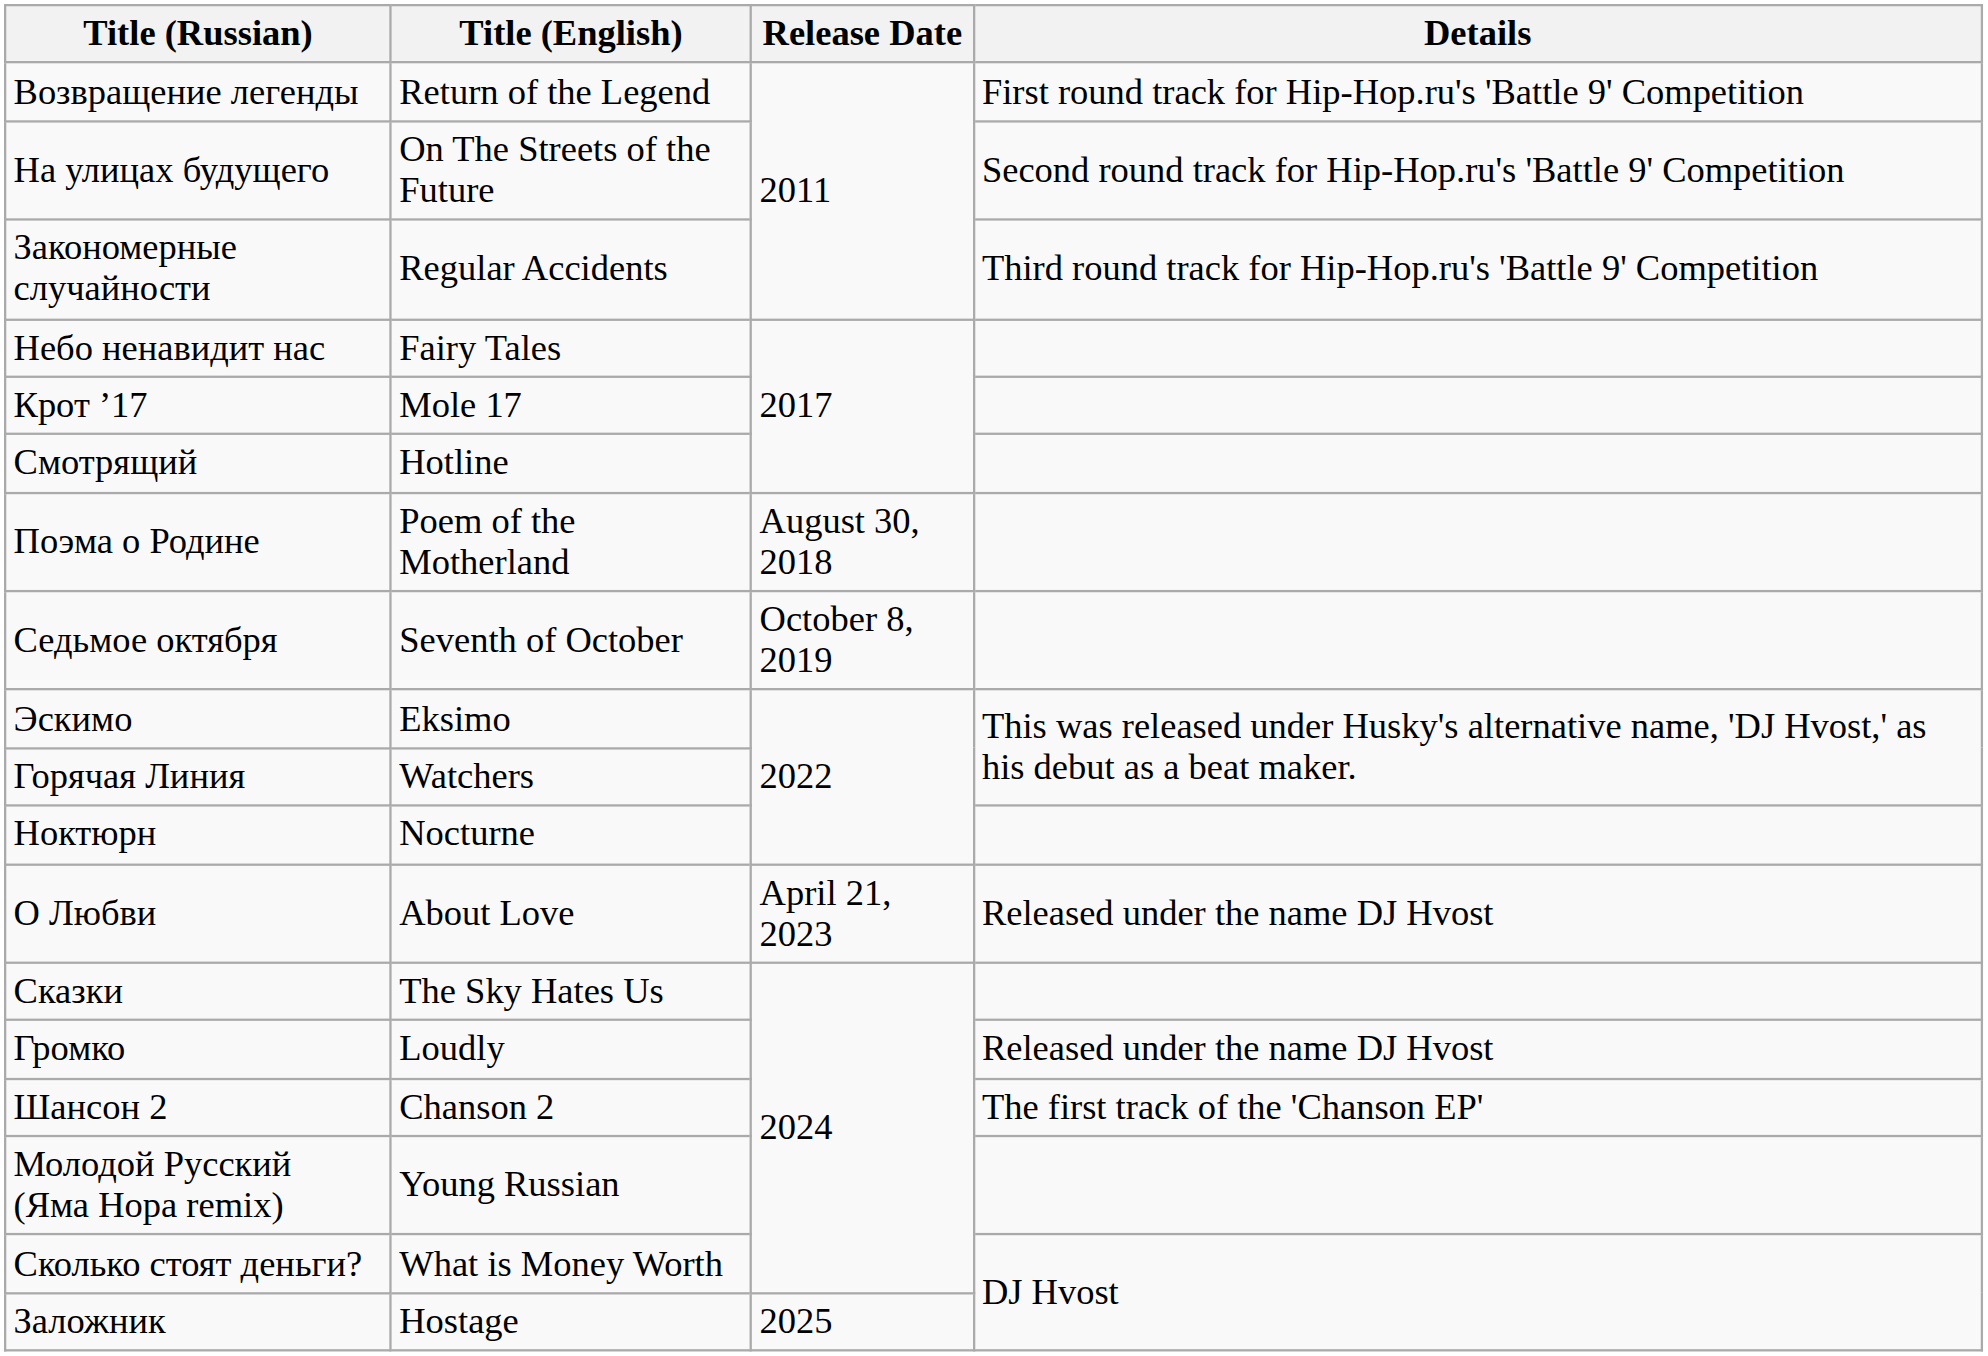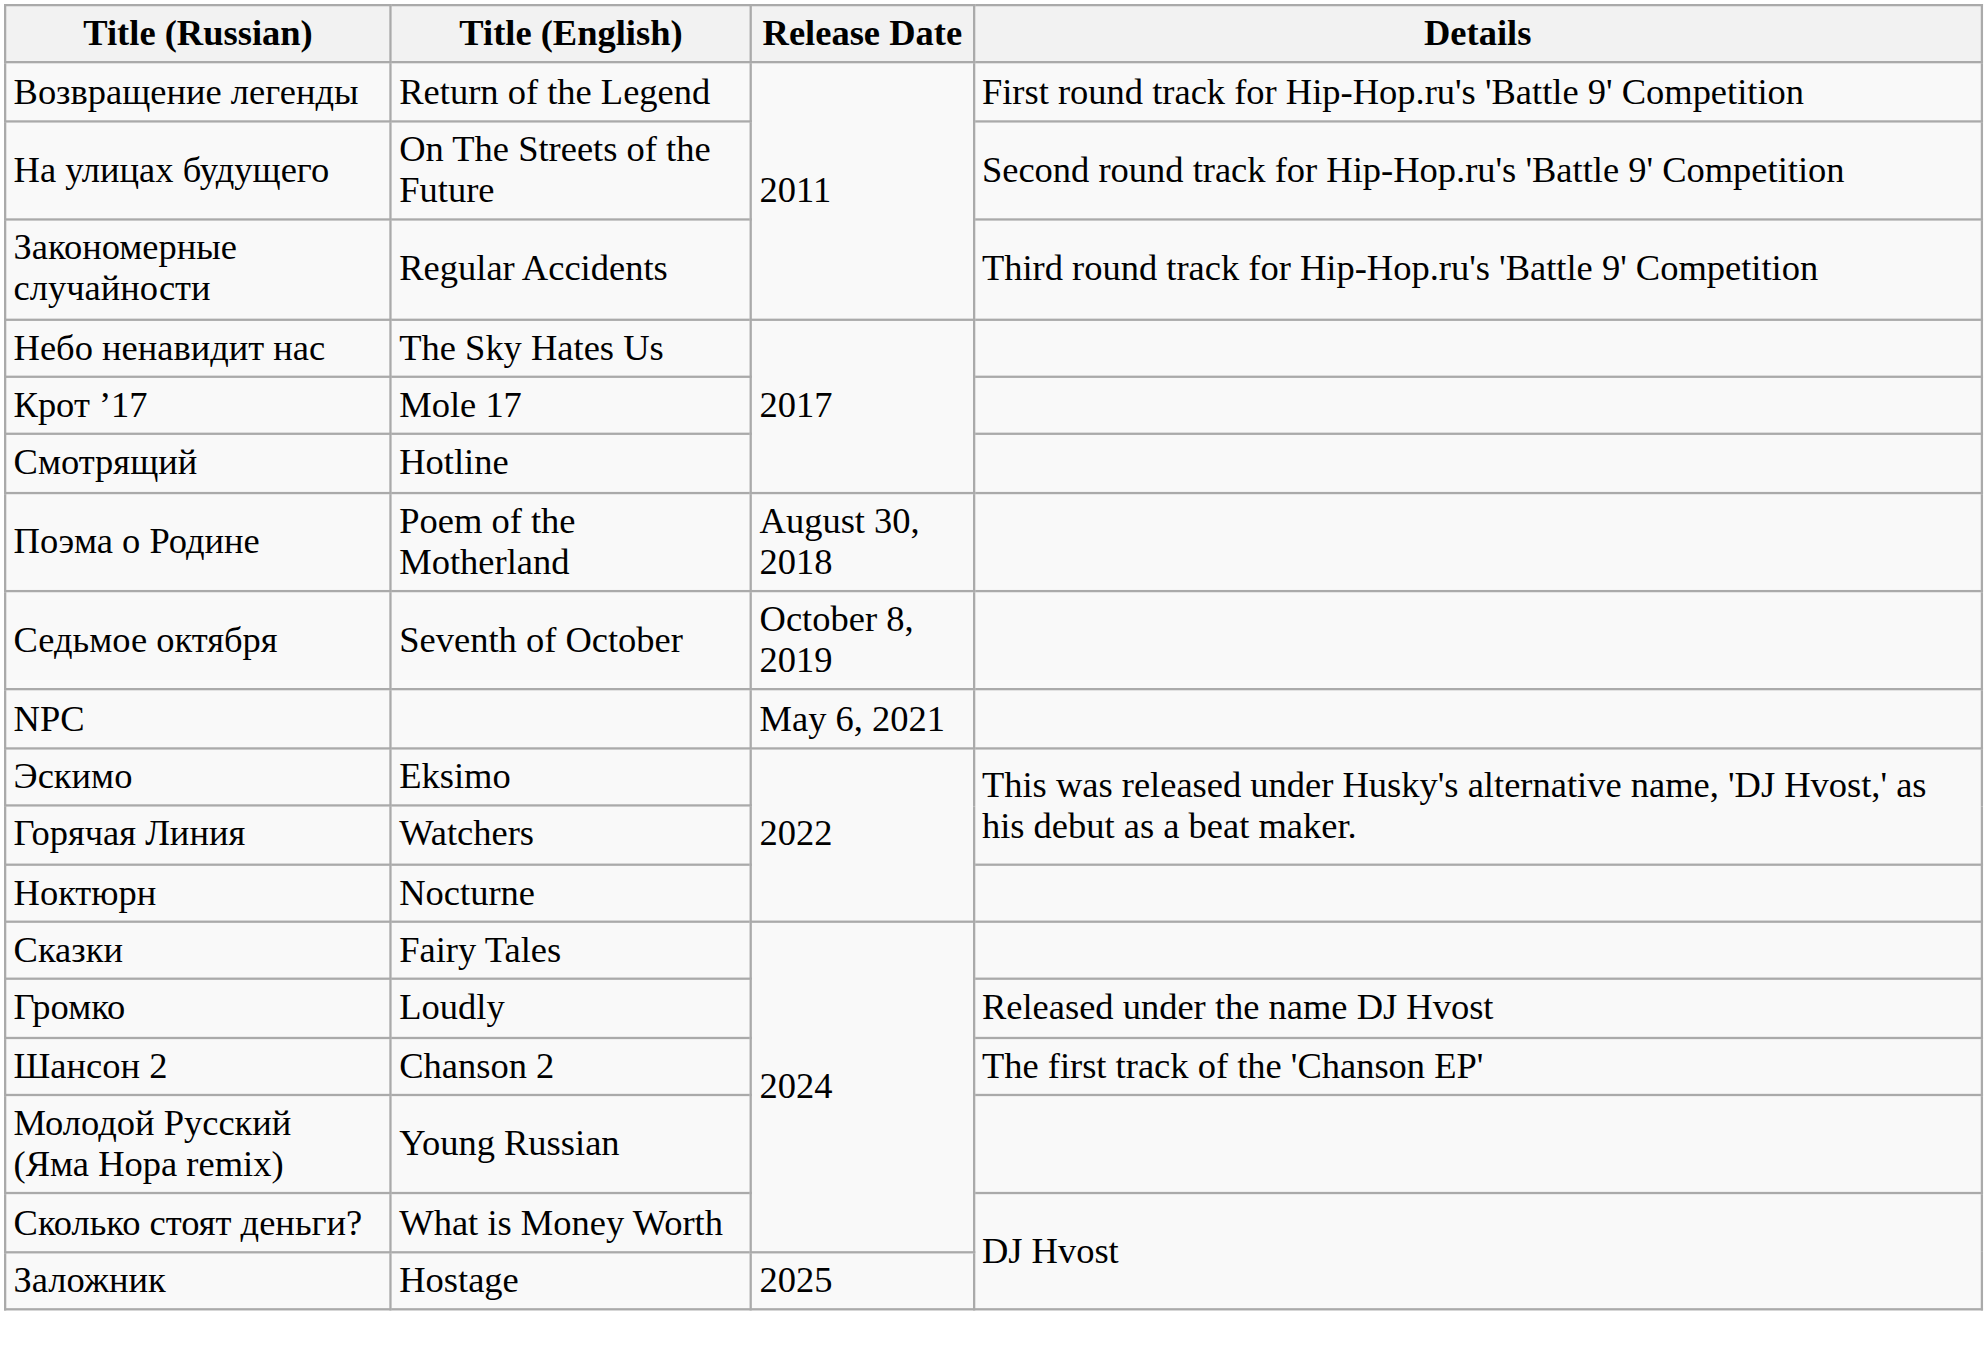(480, 346) Fairy Tales -> (531, 346) The Sky Hates Us
+ row: (49, 718)
- row: (85, 912)
(531, 990) The Sky Hates Us -> (480, 949) Fairy Tales
